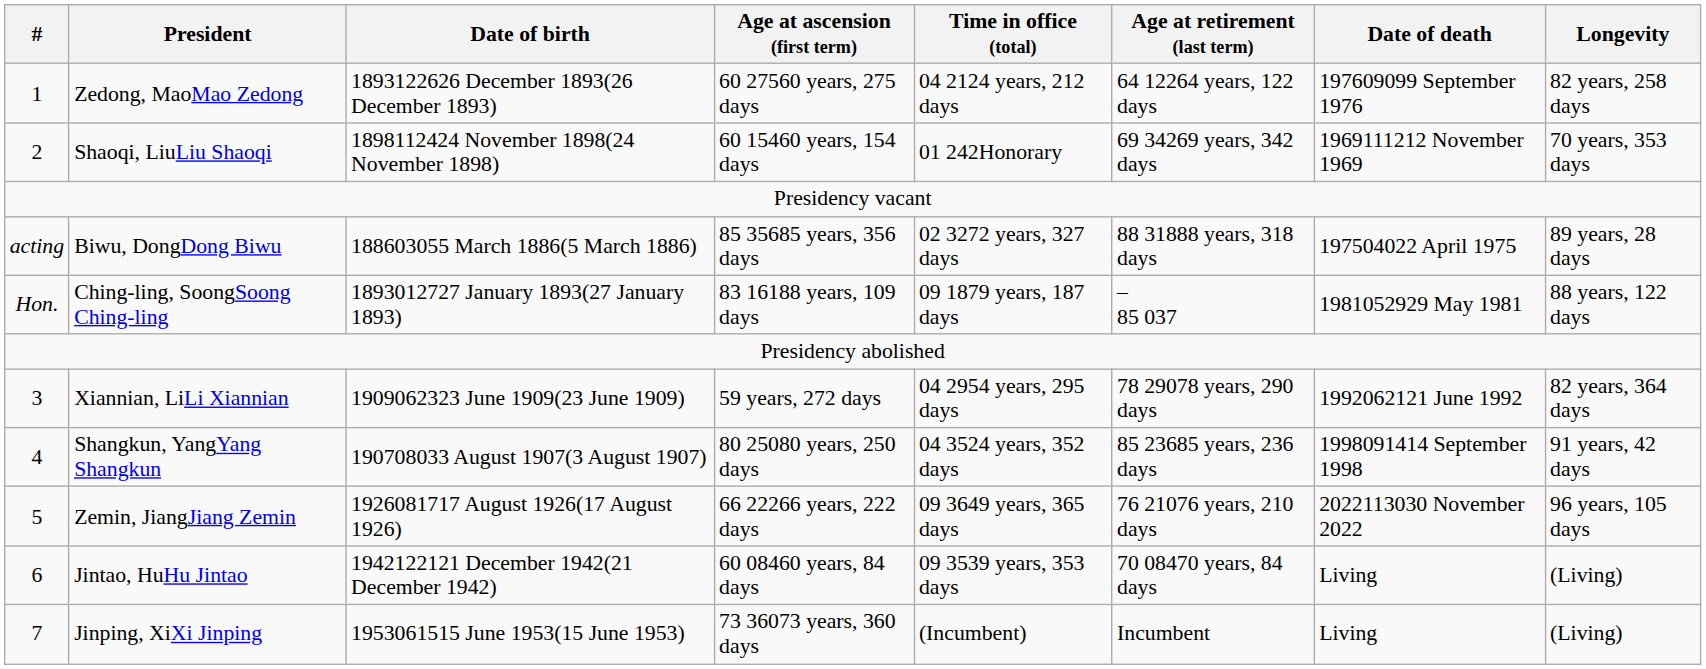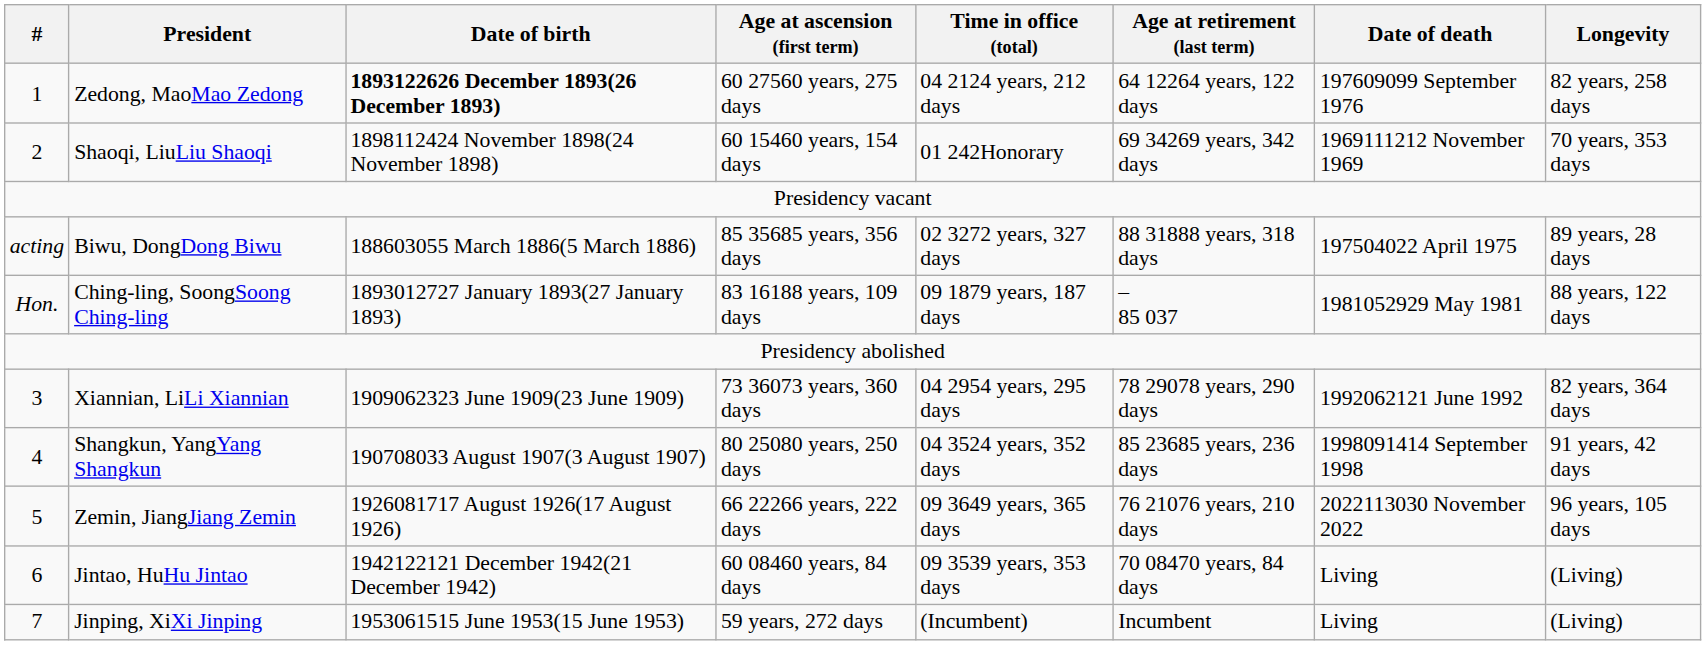(492, 92) normal -> (493, 92) bold
(800, 397) 59 years, 272 days -> (809, 397) 73 36073 years, 360 days
(807, 633) 73 36073 years, 360 days -> (802, 621) 59 years, 272 days
